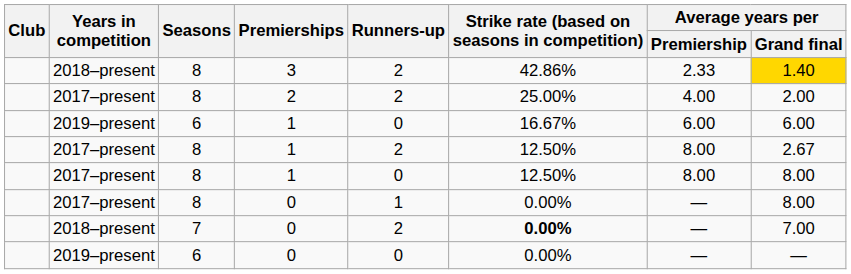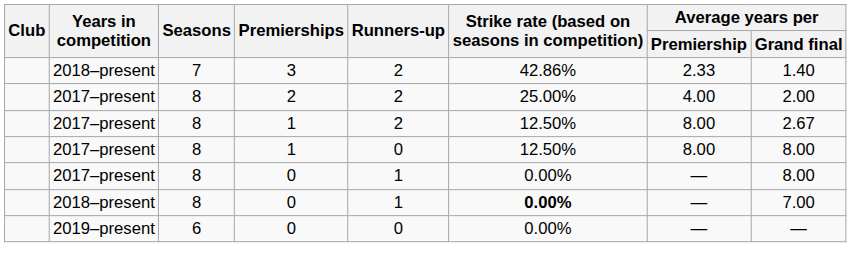(197, 70) 8 -> (197, 70) 7
(799, 70) gold background -> (799, 70) no background
- row: (104, 123)
(197, 228) 7 -> (197, 202) 8
(398, 228) 2 -> (398, 202) 1
